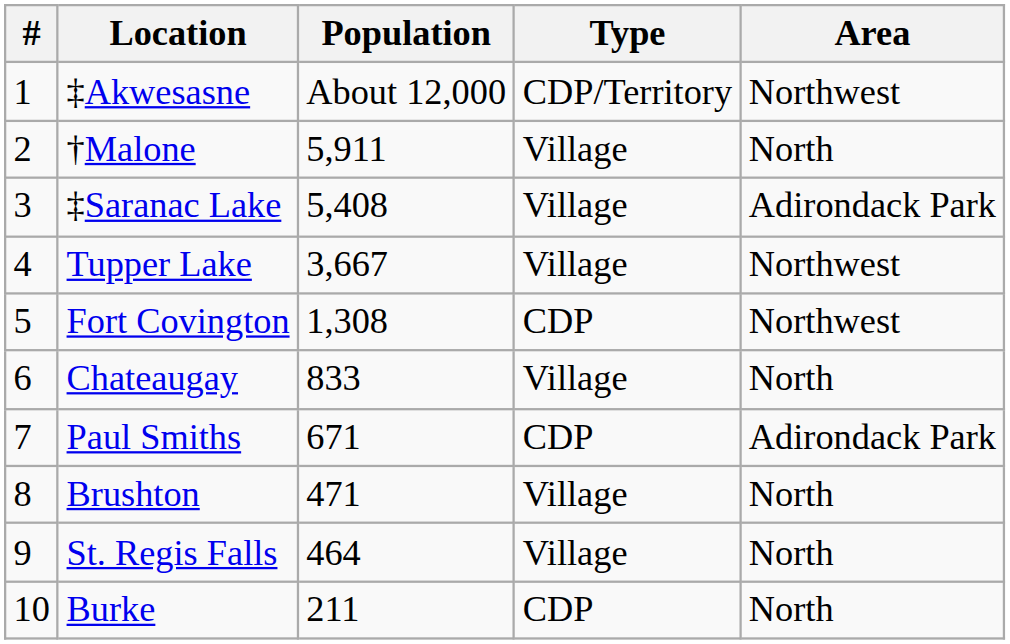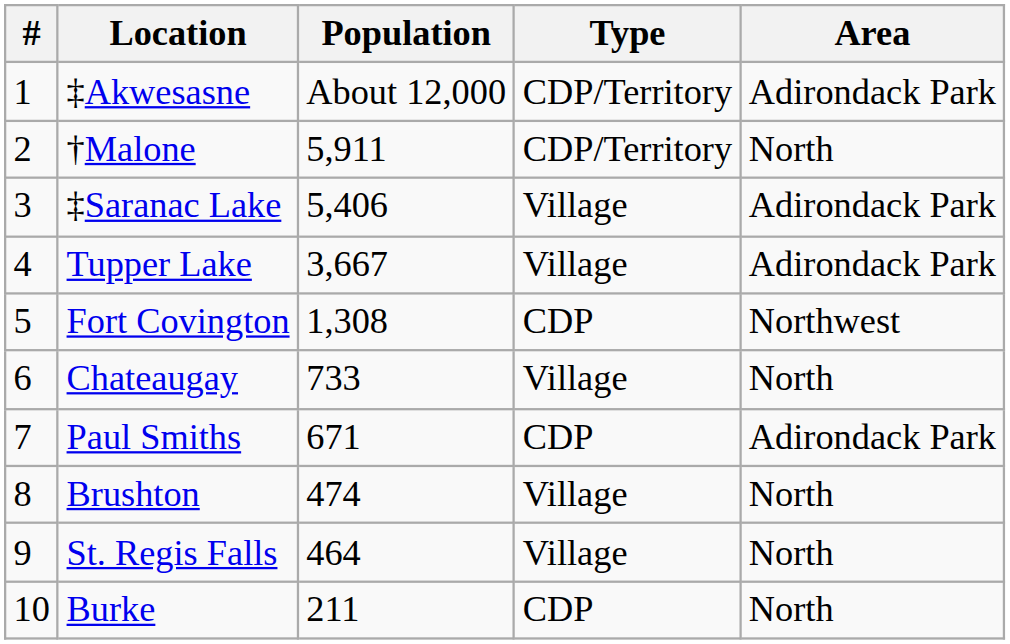(824, 90) Northwest -> (872, 90) Adirondack Park
(575, 148) Village -> (627, 148) CDP/Territory
(347, 206) 5,408 -> (347, 206) 5,406
(824, 263) Northwest -> (872, 263) Adirondack Park
(334, 378) 833 -> (334, 378) 733
(334, 494) 471 -> (334, 494) 474
